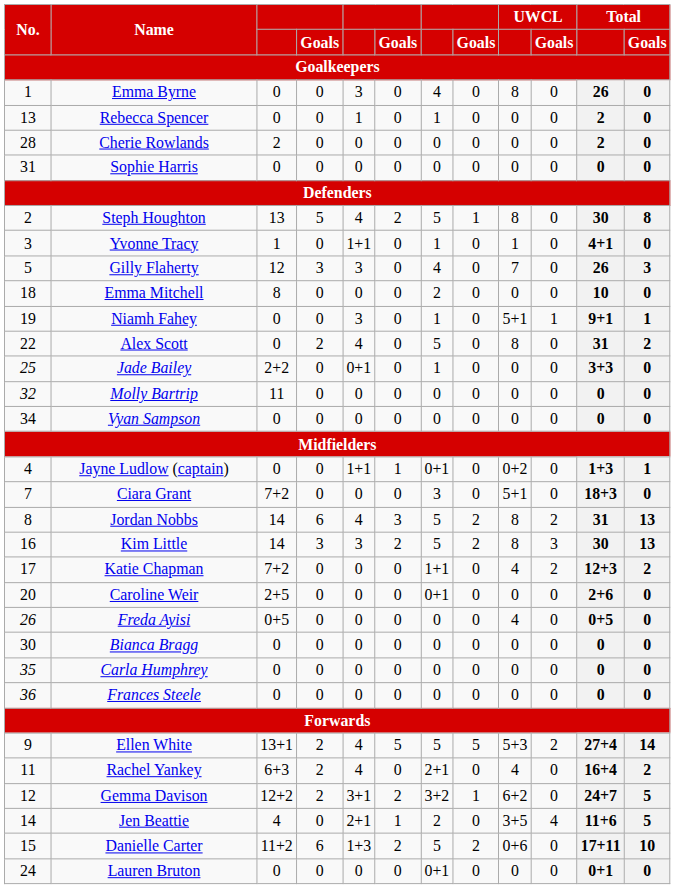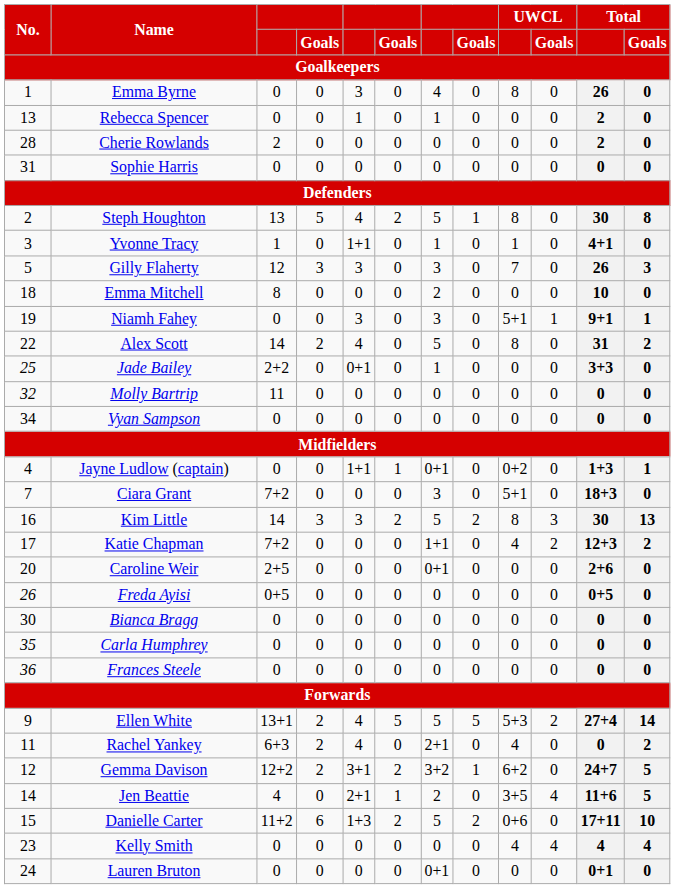(437, 268) 4 -> (437, 268) 3
(437, 318) 1 -> (437, 318) 3
(277, 343) 0 -> (277, 343) 14
- row: (154, 519)
(515, 619) 4 -> (515, 594) 0
(601, 770) 16+4 -> (601, 745) 0
+ row: (154, 846)
